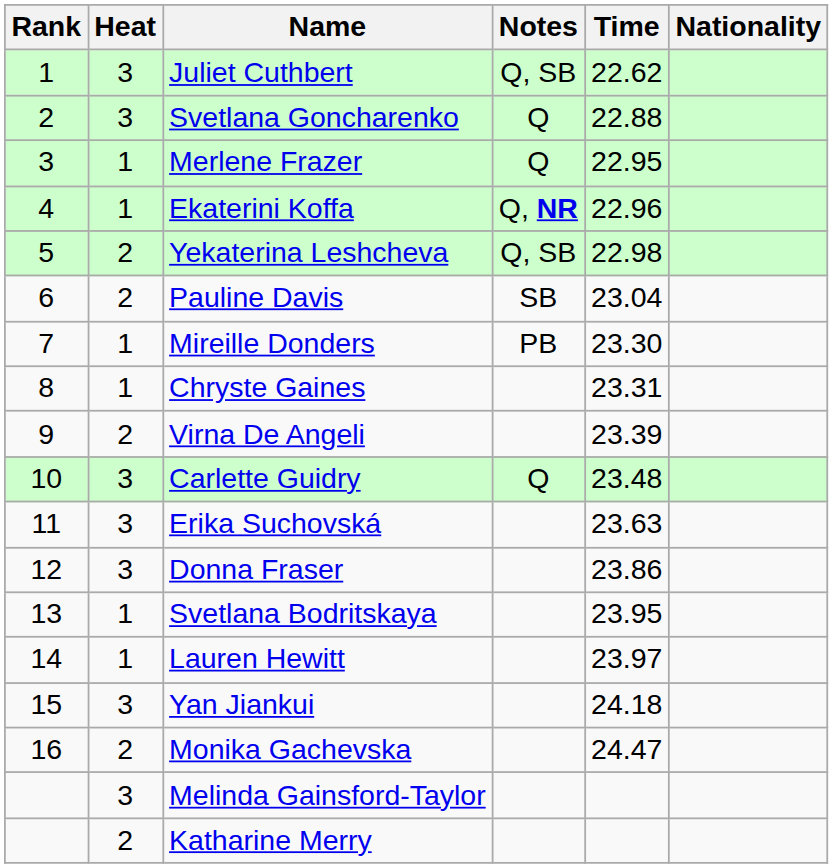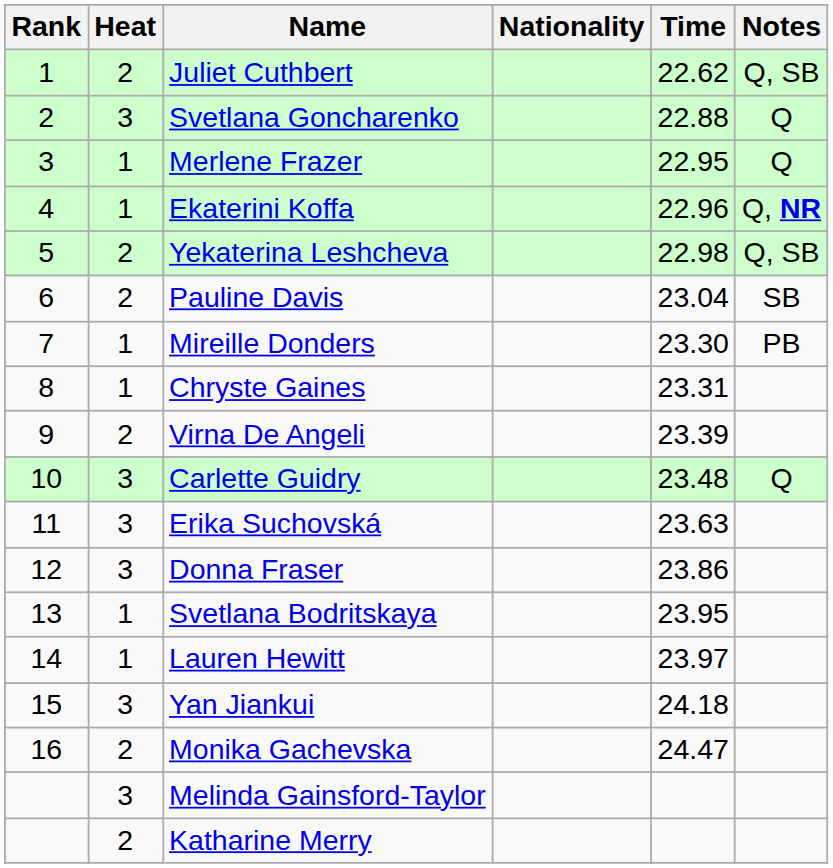columns swapped: (748, 27) <-> (538, 27)
(125, 72) 3 -> (125, 72) 2
